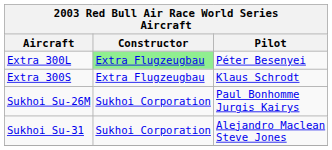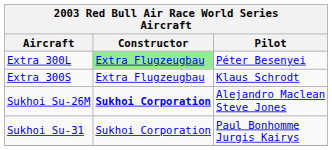(153, 101) normal -> (153, 101) bold
(258, 101) Paul Bonhomme Jurgis Kairys -> (271, 101) Alejandro Maclean Steve Jones
(271, 131) Alejandro Maclean Steve Jones -> (258, 131) Paul Bonhomme Jurgis Kairys
